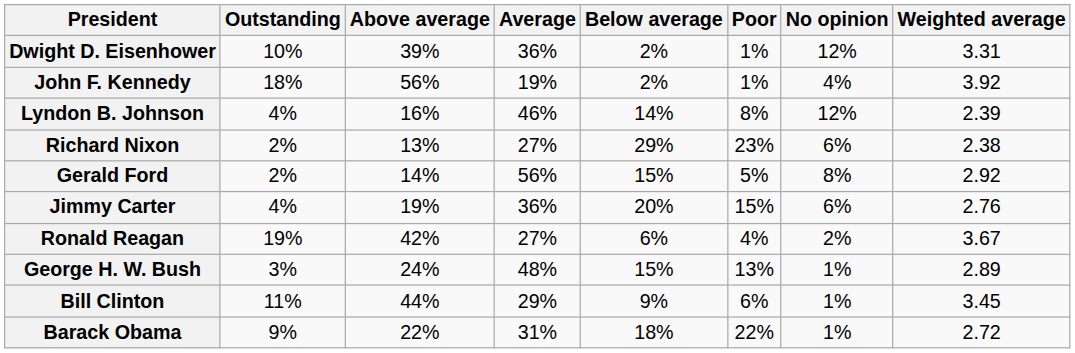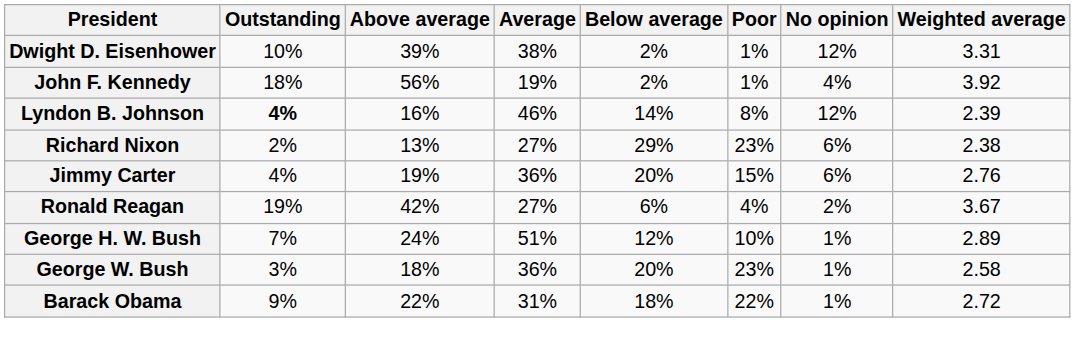(537, 51) 36% -> (537, 51) 38%
(283, 113) normal -> (283, 113) bold
- row: (112, 176)
(283, 269) 3% -> (283, 238) 7%
(537, 269) 48% -> (537, 238) 51%
(654, 269) 15% -> (654, 238) 12%
(754, 269) 13% -> (754, 238) 10%
- row: (112, 301)
+ row: (112, 269)
